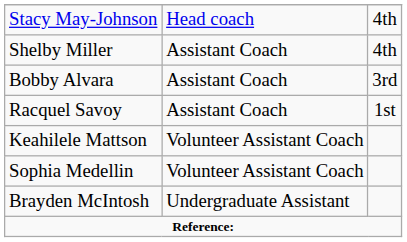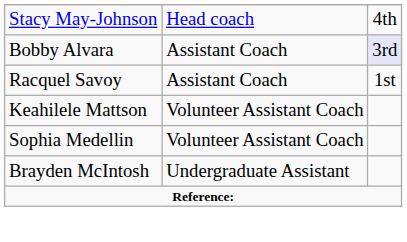- row: (61, 49)
(385, 79) no background -> (385, 49) lavender background
